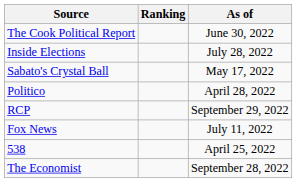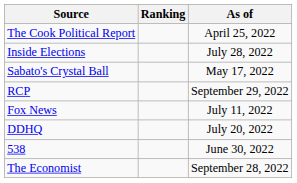(240, 33) June 30, 2022 -> (240, 33) April 25, 2022
- row: (26, 91)
+ row: (25, 129)
(240, 149) April 25, 2022 -> (240, 149) June 30, 2022
